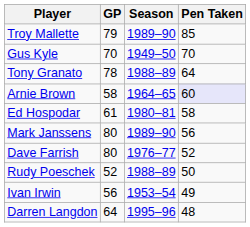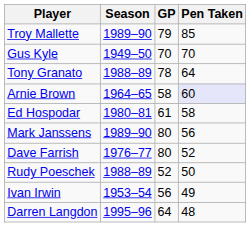columns swapped: (151, 14) <-> (112, 14)
